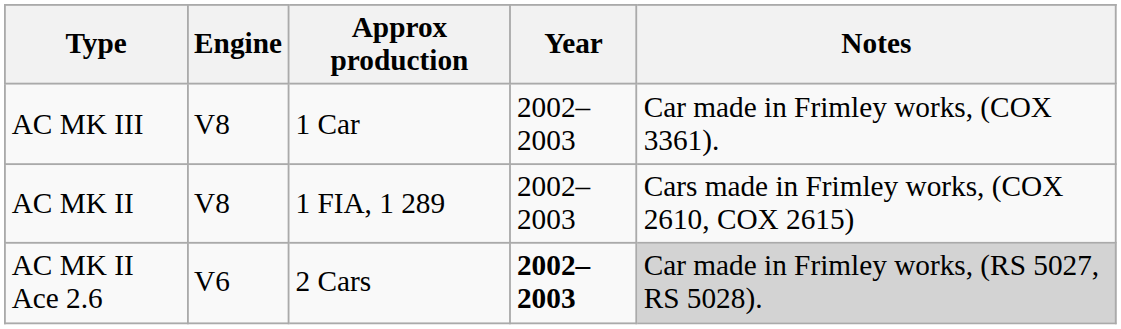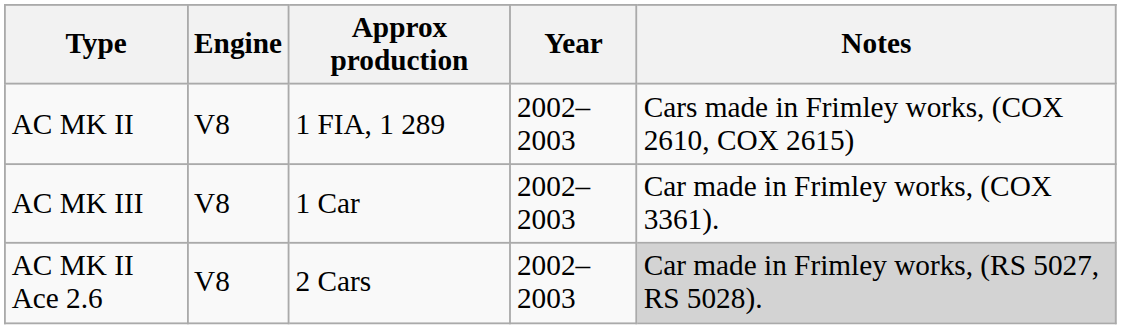rows swapped: (73, 202) <-> (78, 123)
(212, 282) V6 -> (212, 282) V8
(554, 282) bold -> (554, 282) normal
